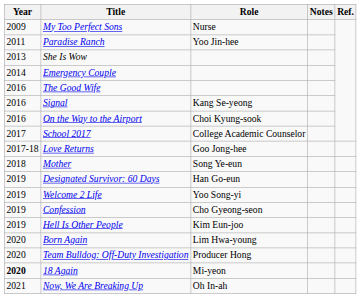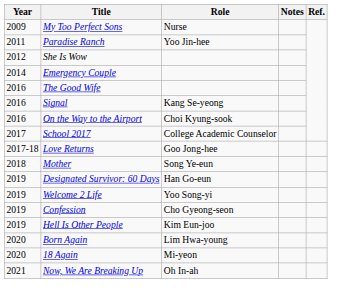(16, 57) 2013 -> (16, 57) 2012
- row: (116, 255)
(16, 270) bold -> (16, 255) normal
